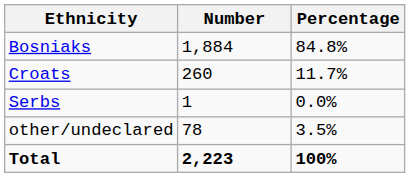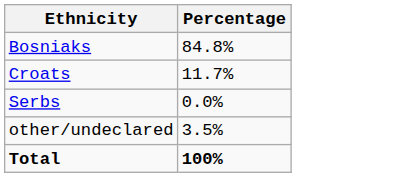- column: (234, 19)
